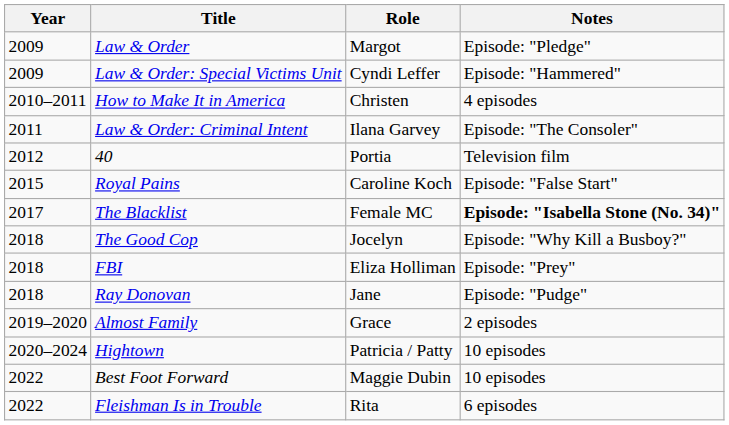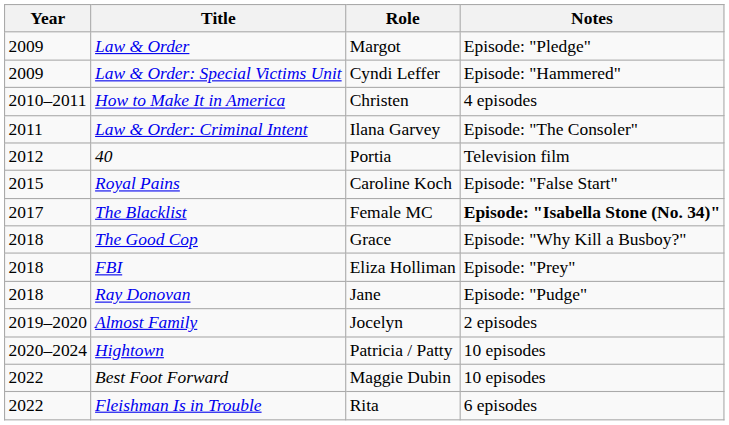(376, 239) Jocelyn -> (370, 239) Grace
(370, 322) Grace -> (376, 322) Jocelyn
